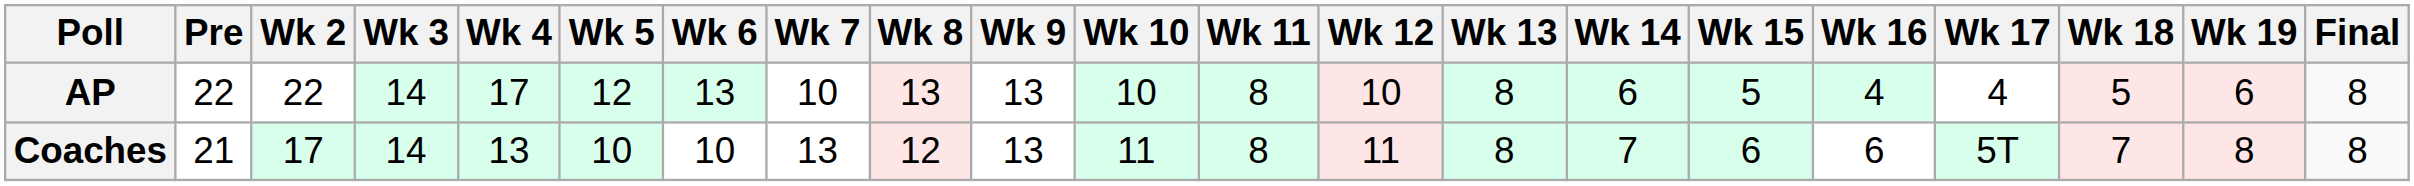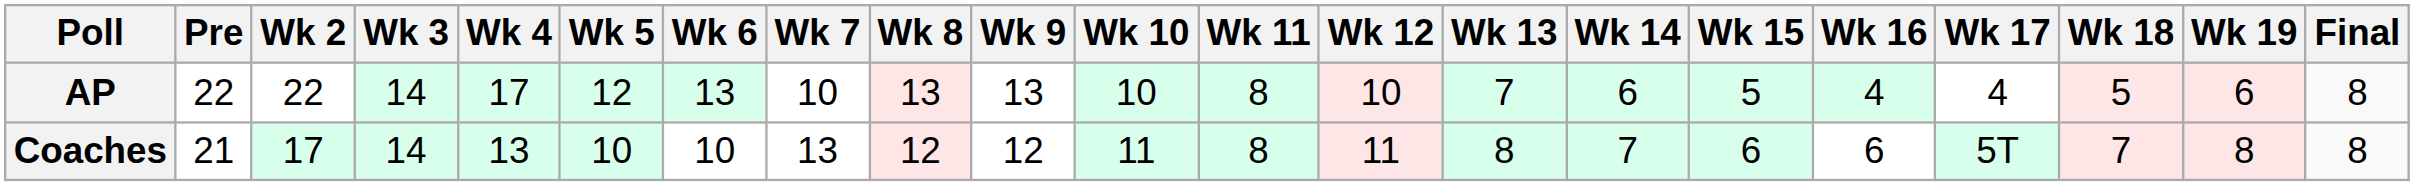(1504, 92) 8 -> (1504, 92) 7
(1023, 150) 13 -> (1023, 150) 12
